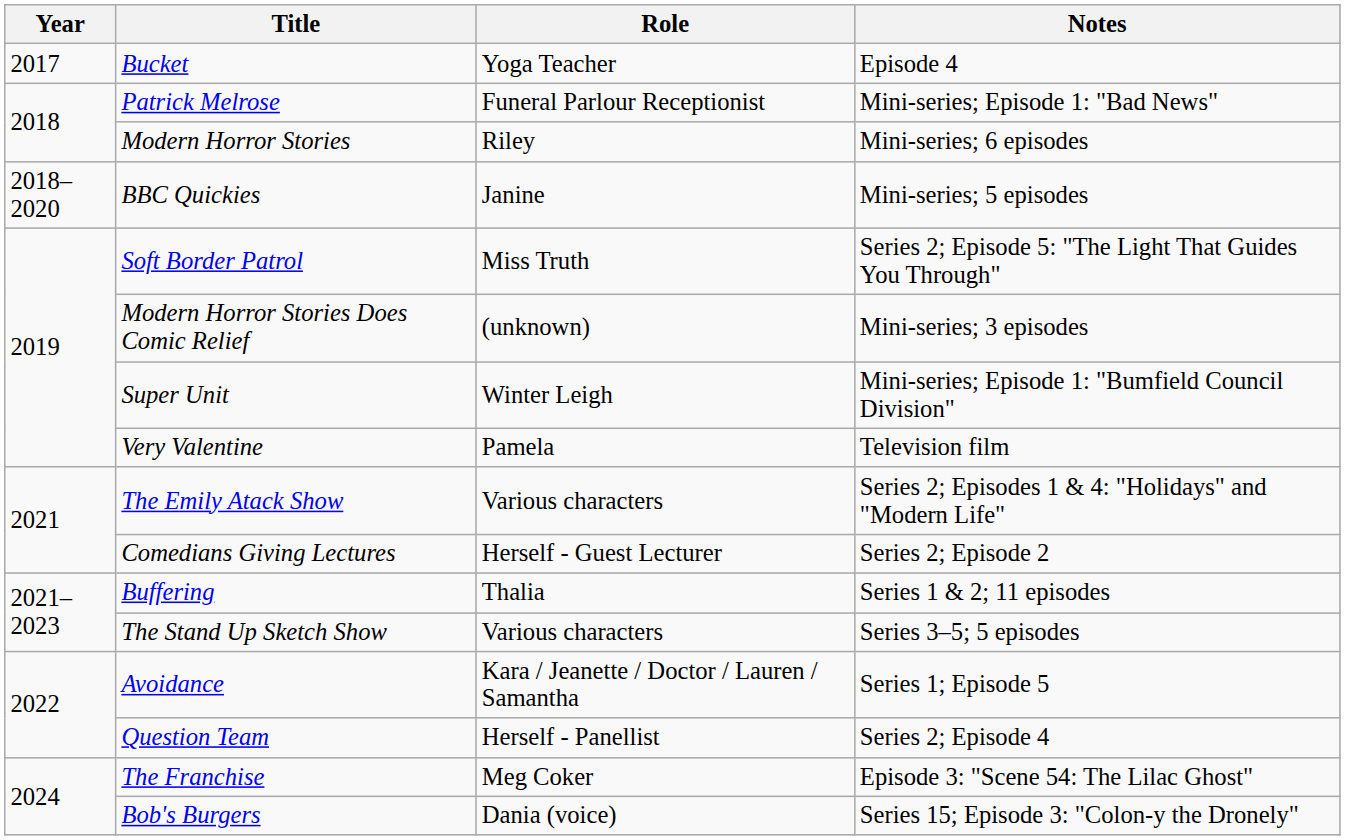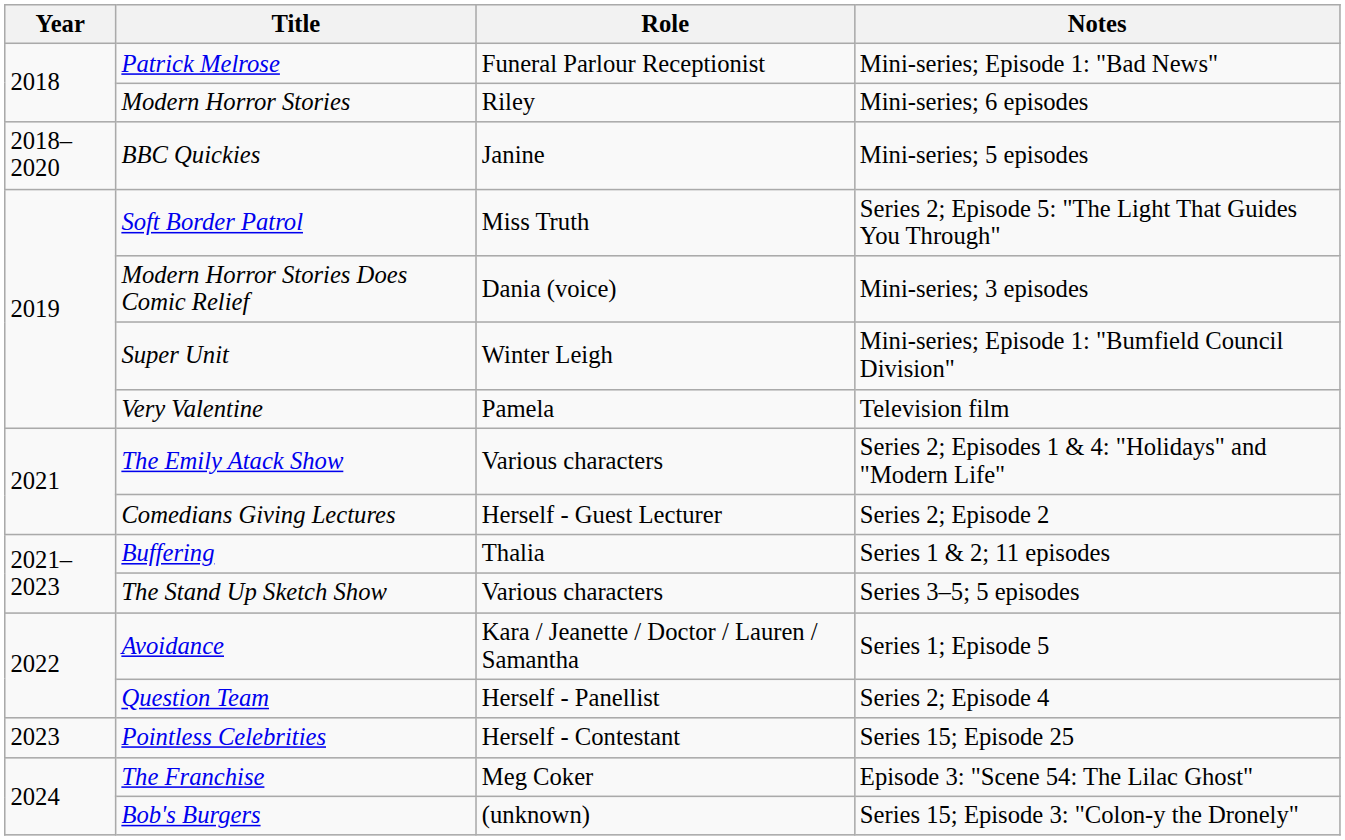- row: (155, 63)
(536, 327) (unknown) -> (549, 288) Dania (voice)
+ row: (224, 737)
(549, 815) Dania (voice) -> (536, 815) (unknown)
